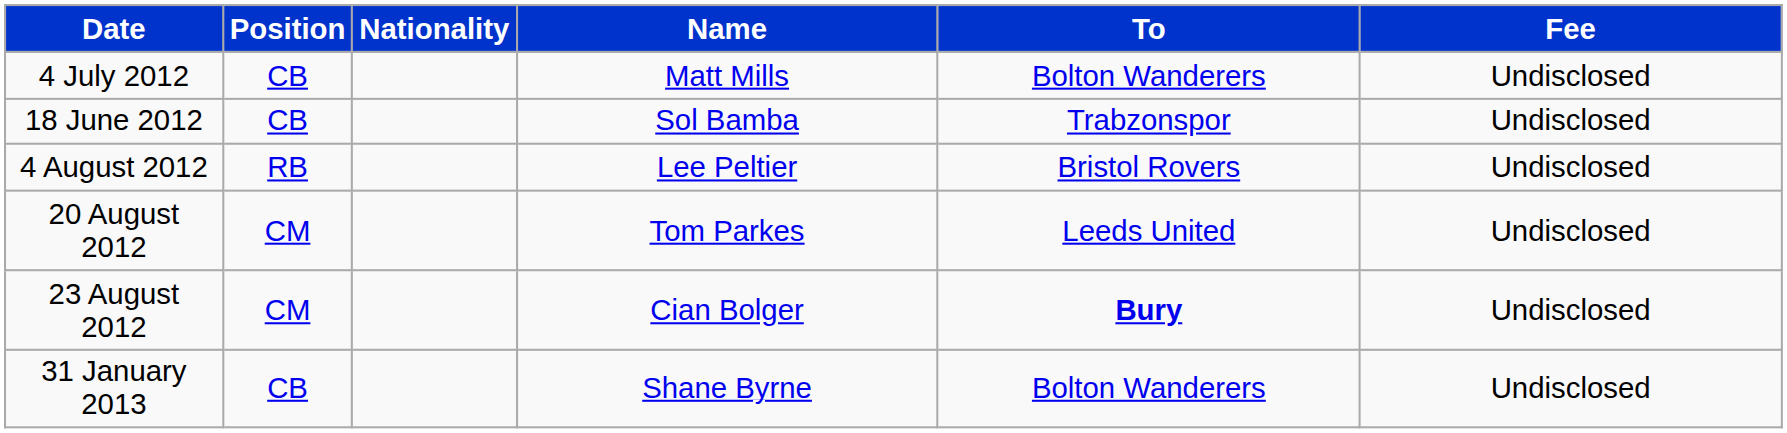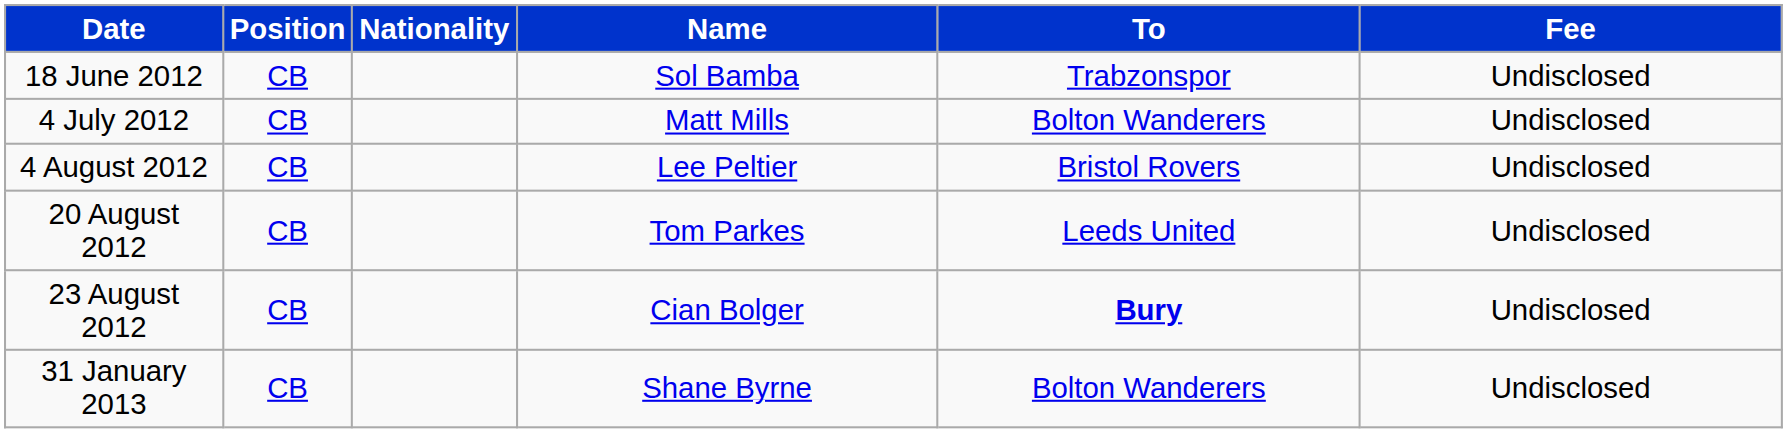rows swapped: (114, 121) <-> (114, 75)
(288, 168) RB -> (288, 168) CB
(288, 231) CM -> (288, 231) CB
(288, 310) CM -> (288, 310) CB
